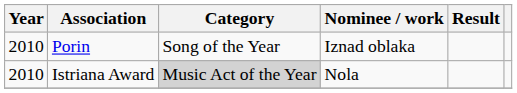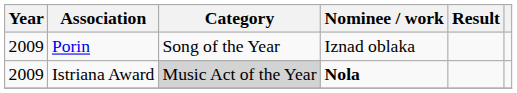(26, 46) 2010 -> (26, 46) 2009
(26, 74) 2010 -> (26, 74) 2009
(342, 74) normal -> (342, 74) bold
